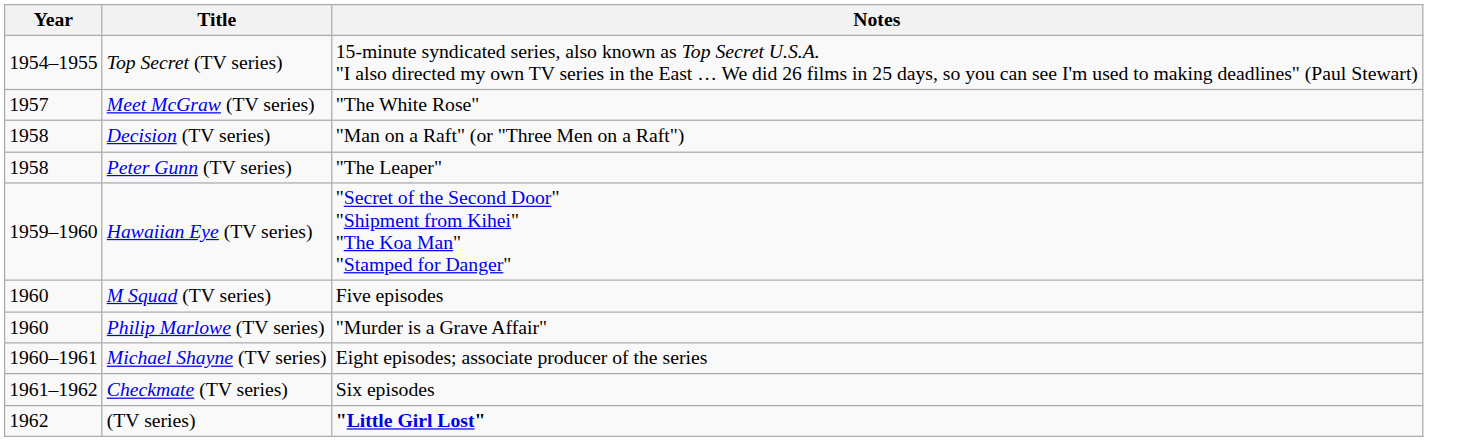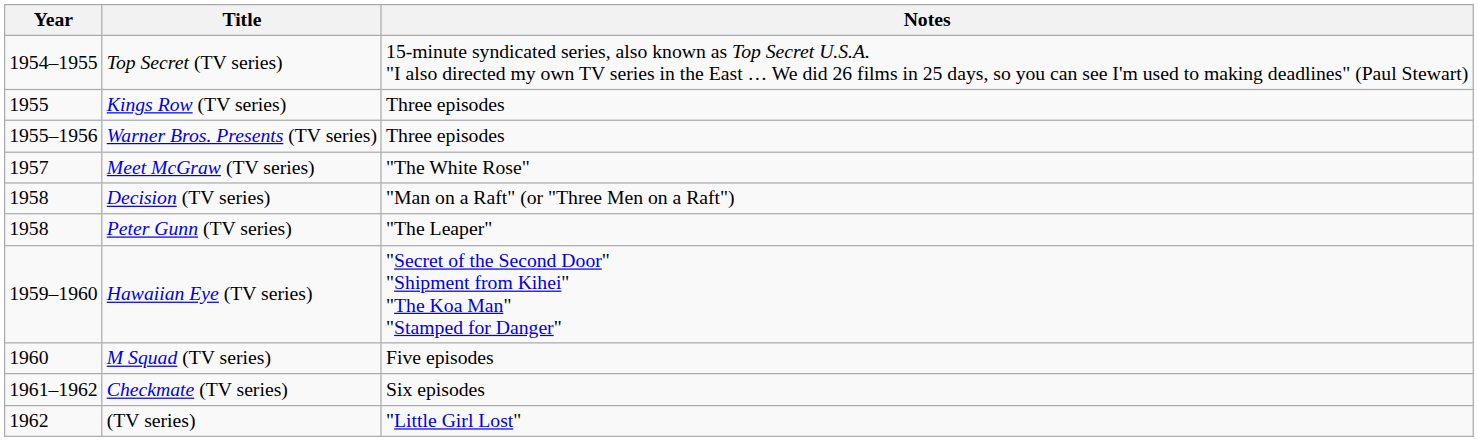+ row: (197, 104)
+ row: (242, 135)
- row: (216, 327)
- row: (217, 358)
(411, 420) bold -> (454, 420) normal
